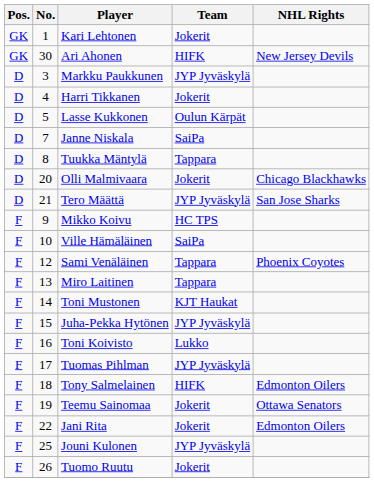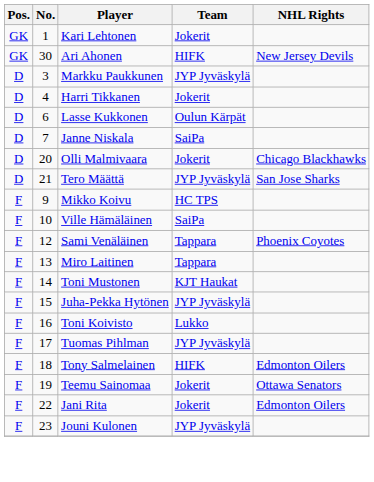(46, 117) 5 -> (46, 117) 6
- row: (104, 158)
(46, 446) 25 -> (46, 425) 23
- row: (97, 466)
